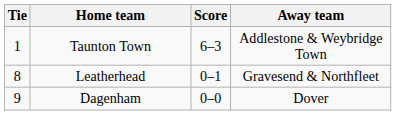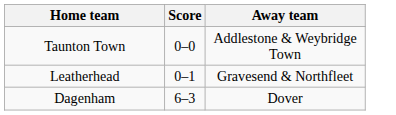- column: (17, 15)
(211, 45) 6–3 -> (185, 45) 0–0
(211, 98) 0–0 -> (185, 98) 6–3
